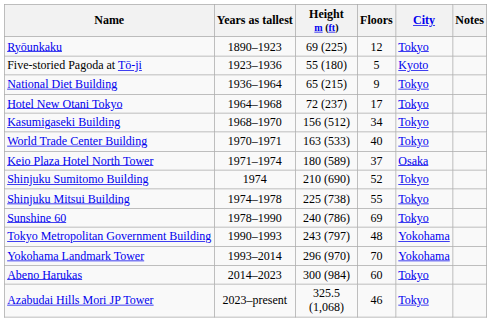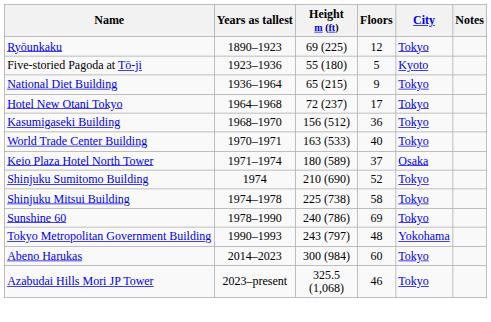(376, 122) 34 -> (376, 122) 36
(376, 198) 55 -> (376, 198) 58
- row: (76, 255)
